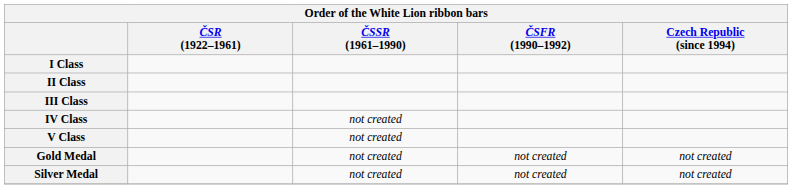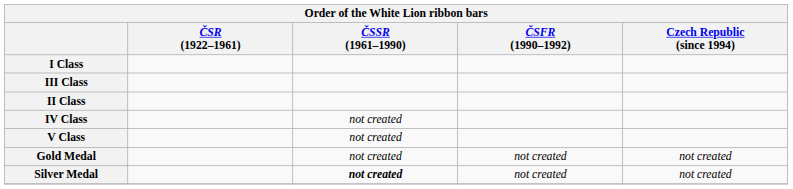rows swapped: (66, 82) <-> (66, 100)
(376, 175) normal -> (376, 175) bold
